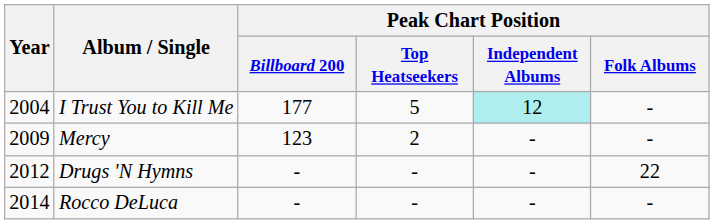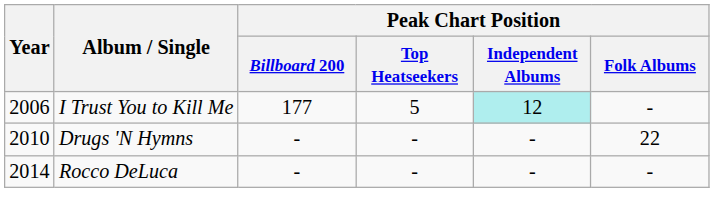(29, 107) 2004 -> (29, 107) 2006
- row: (84, 139)
(29, 171) 2012 -> (29, 139) 2010
